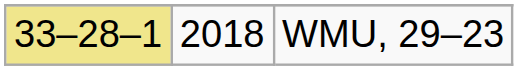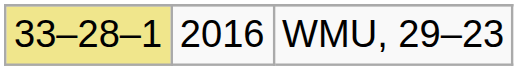(222, 34) 2018 -> (222, 34) 2016
